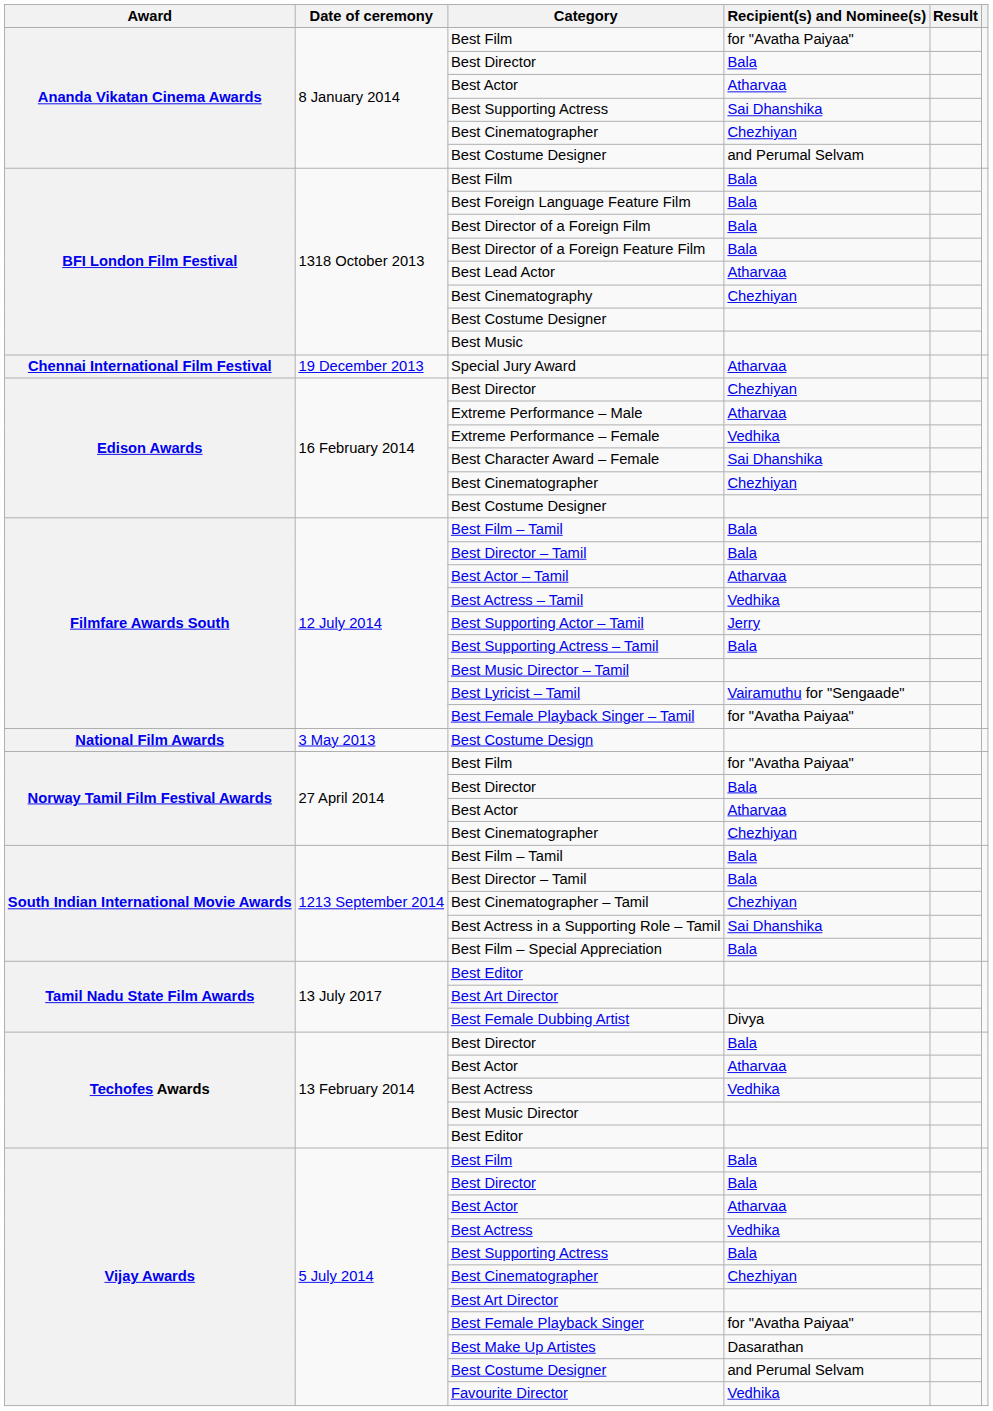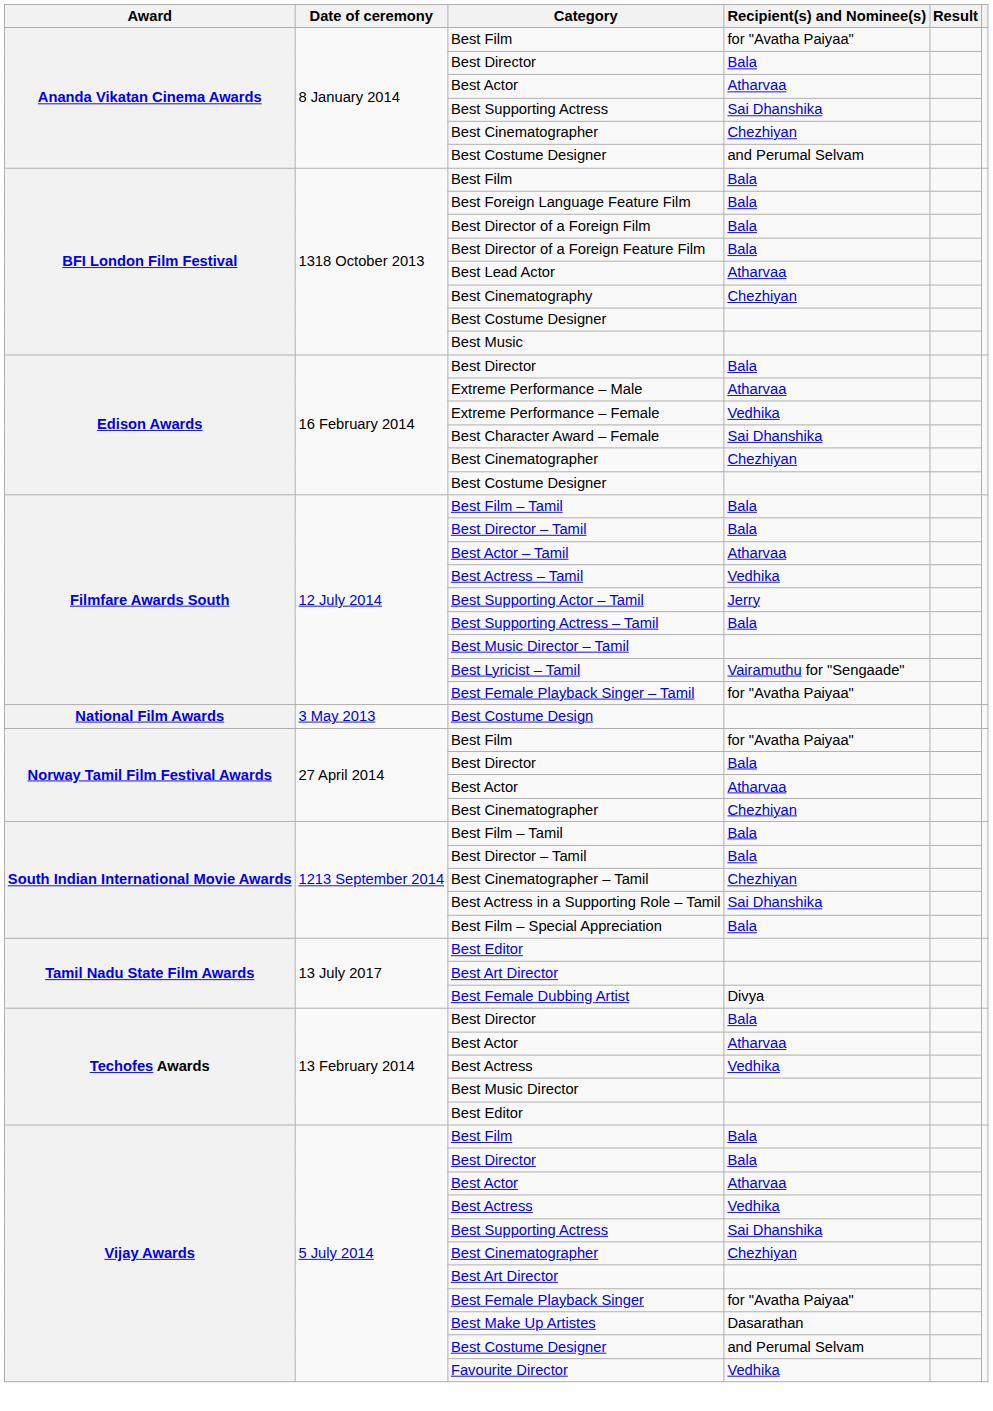- row: (150, 366)
(762, 389) Chezhiyan -> (742, 366) Bala
(742, 1253) Bala -> (775, 1230) Sai Dhanshika
